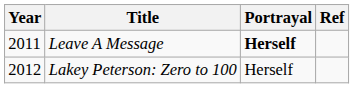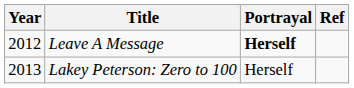(24, 43) 2011 -> (25, 43) 2012
(25, 69) 2012 -> (25, 69) 2013
